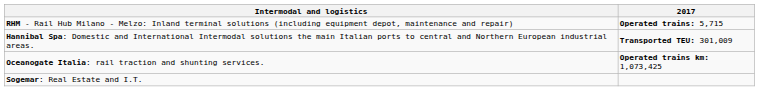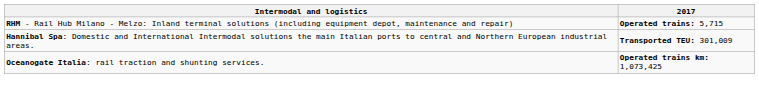- row: (74, 80)
